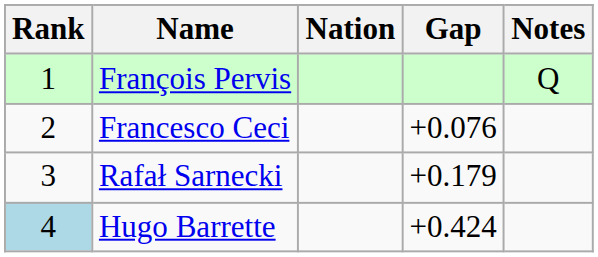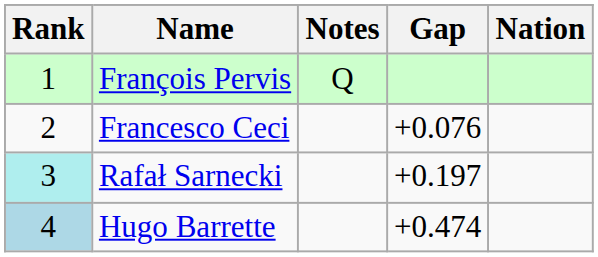columns swapped: (350, 29) <-> (548, 29)
(48, 176) no background -> (48, 176) paleturquoise background
(453, 176) +0.179 -> (438, 176) +0.197
(453, 226) +0.424 -> (438, 226) +0.474
